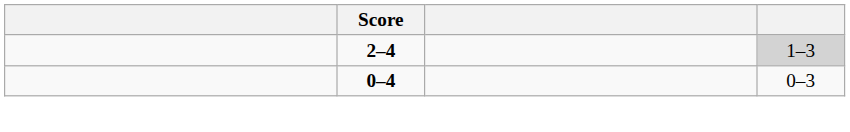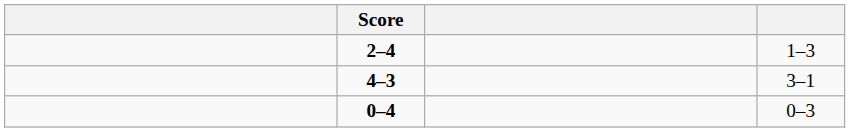(801, 50) lightgrey background -> (801, 50) no background
+ row: (381, 80)
